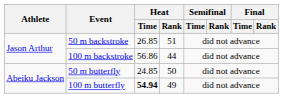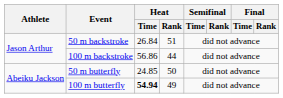(147, 41) 26.85 -> (147, 41) 26.84
